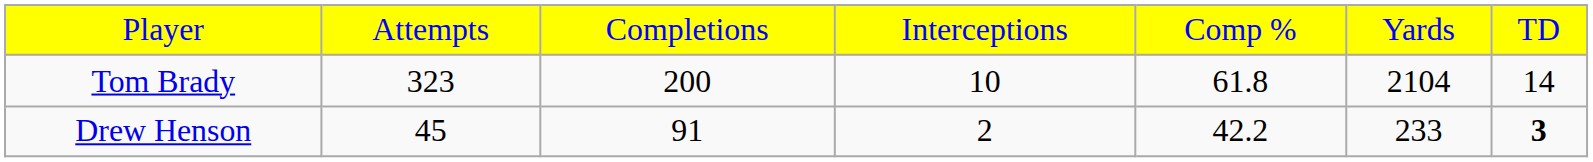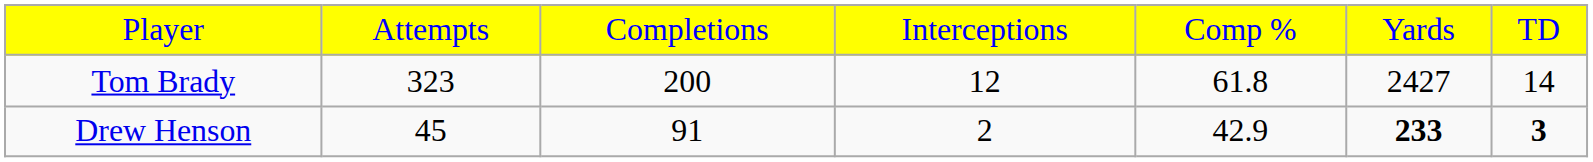(985, 80) 10 -> (985, 80) 12
(1419, 80) 2104 -> (1419, 80) 2427
(1240, 130) 42.2 -> (1240, 130) 42.9
(1419, 130) normal -> (1419, 130) bold
